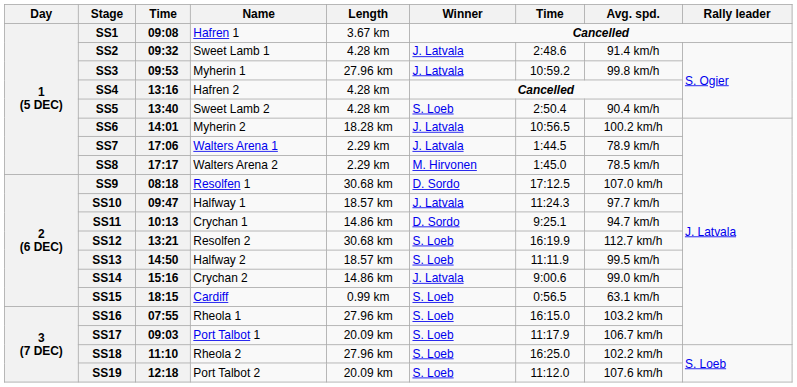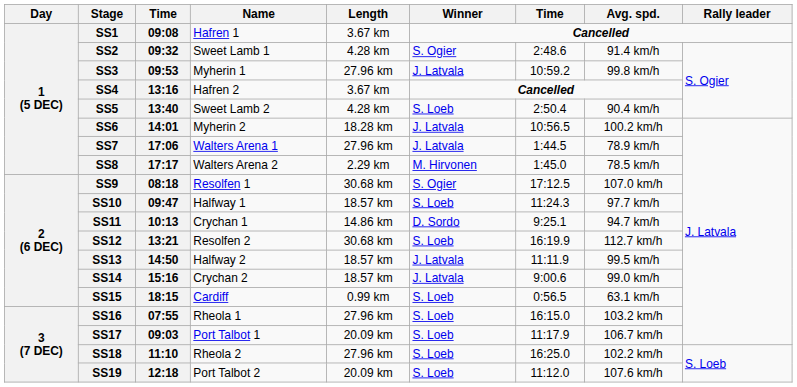(438, 52) J. Latvala -> (434, 52) S. Ogier
(368, 90) 4.28 km -> (368, 90) 3.67 km
(368, 146) 2.29 km -> (368, 146) 27.96 km
(436, 184) D. Sordo -> (434, 184) S. Ogier
(438, 203) J. Latvala -> (433, 203) S. Loeb
(433, 260) S. Loeb -> (438, 260) J. Latvala
(368, 279) 14.86 km -> (368, 279) 18.57 km
